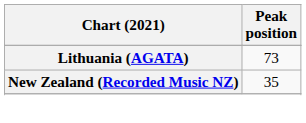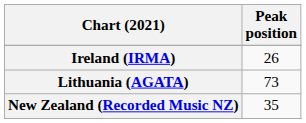+ row: (123, 57)
